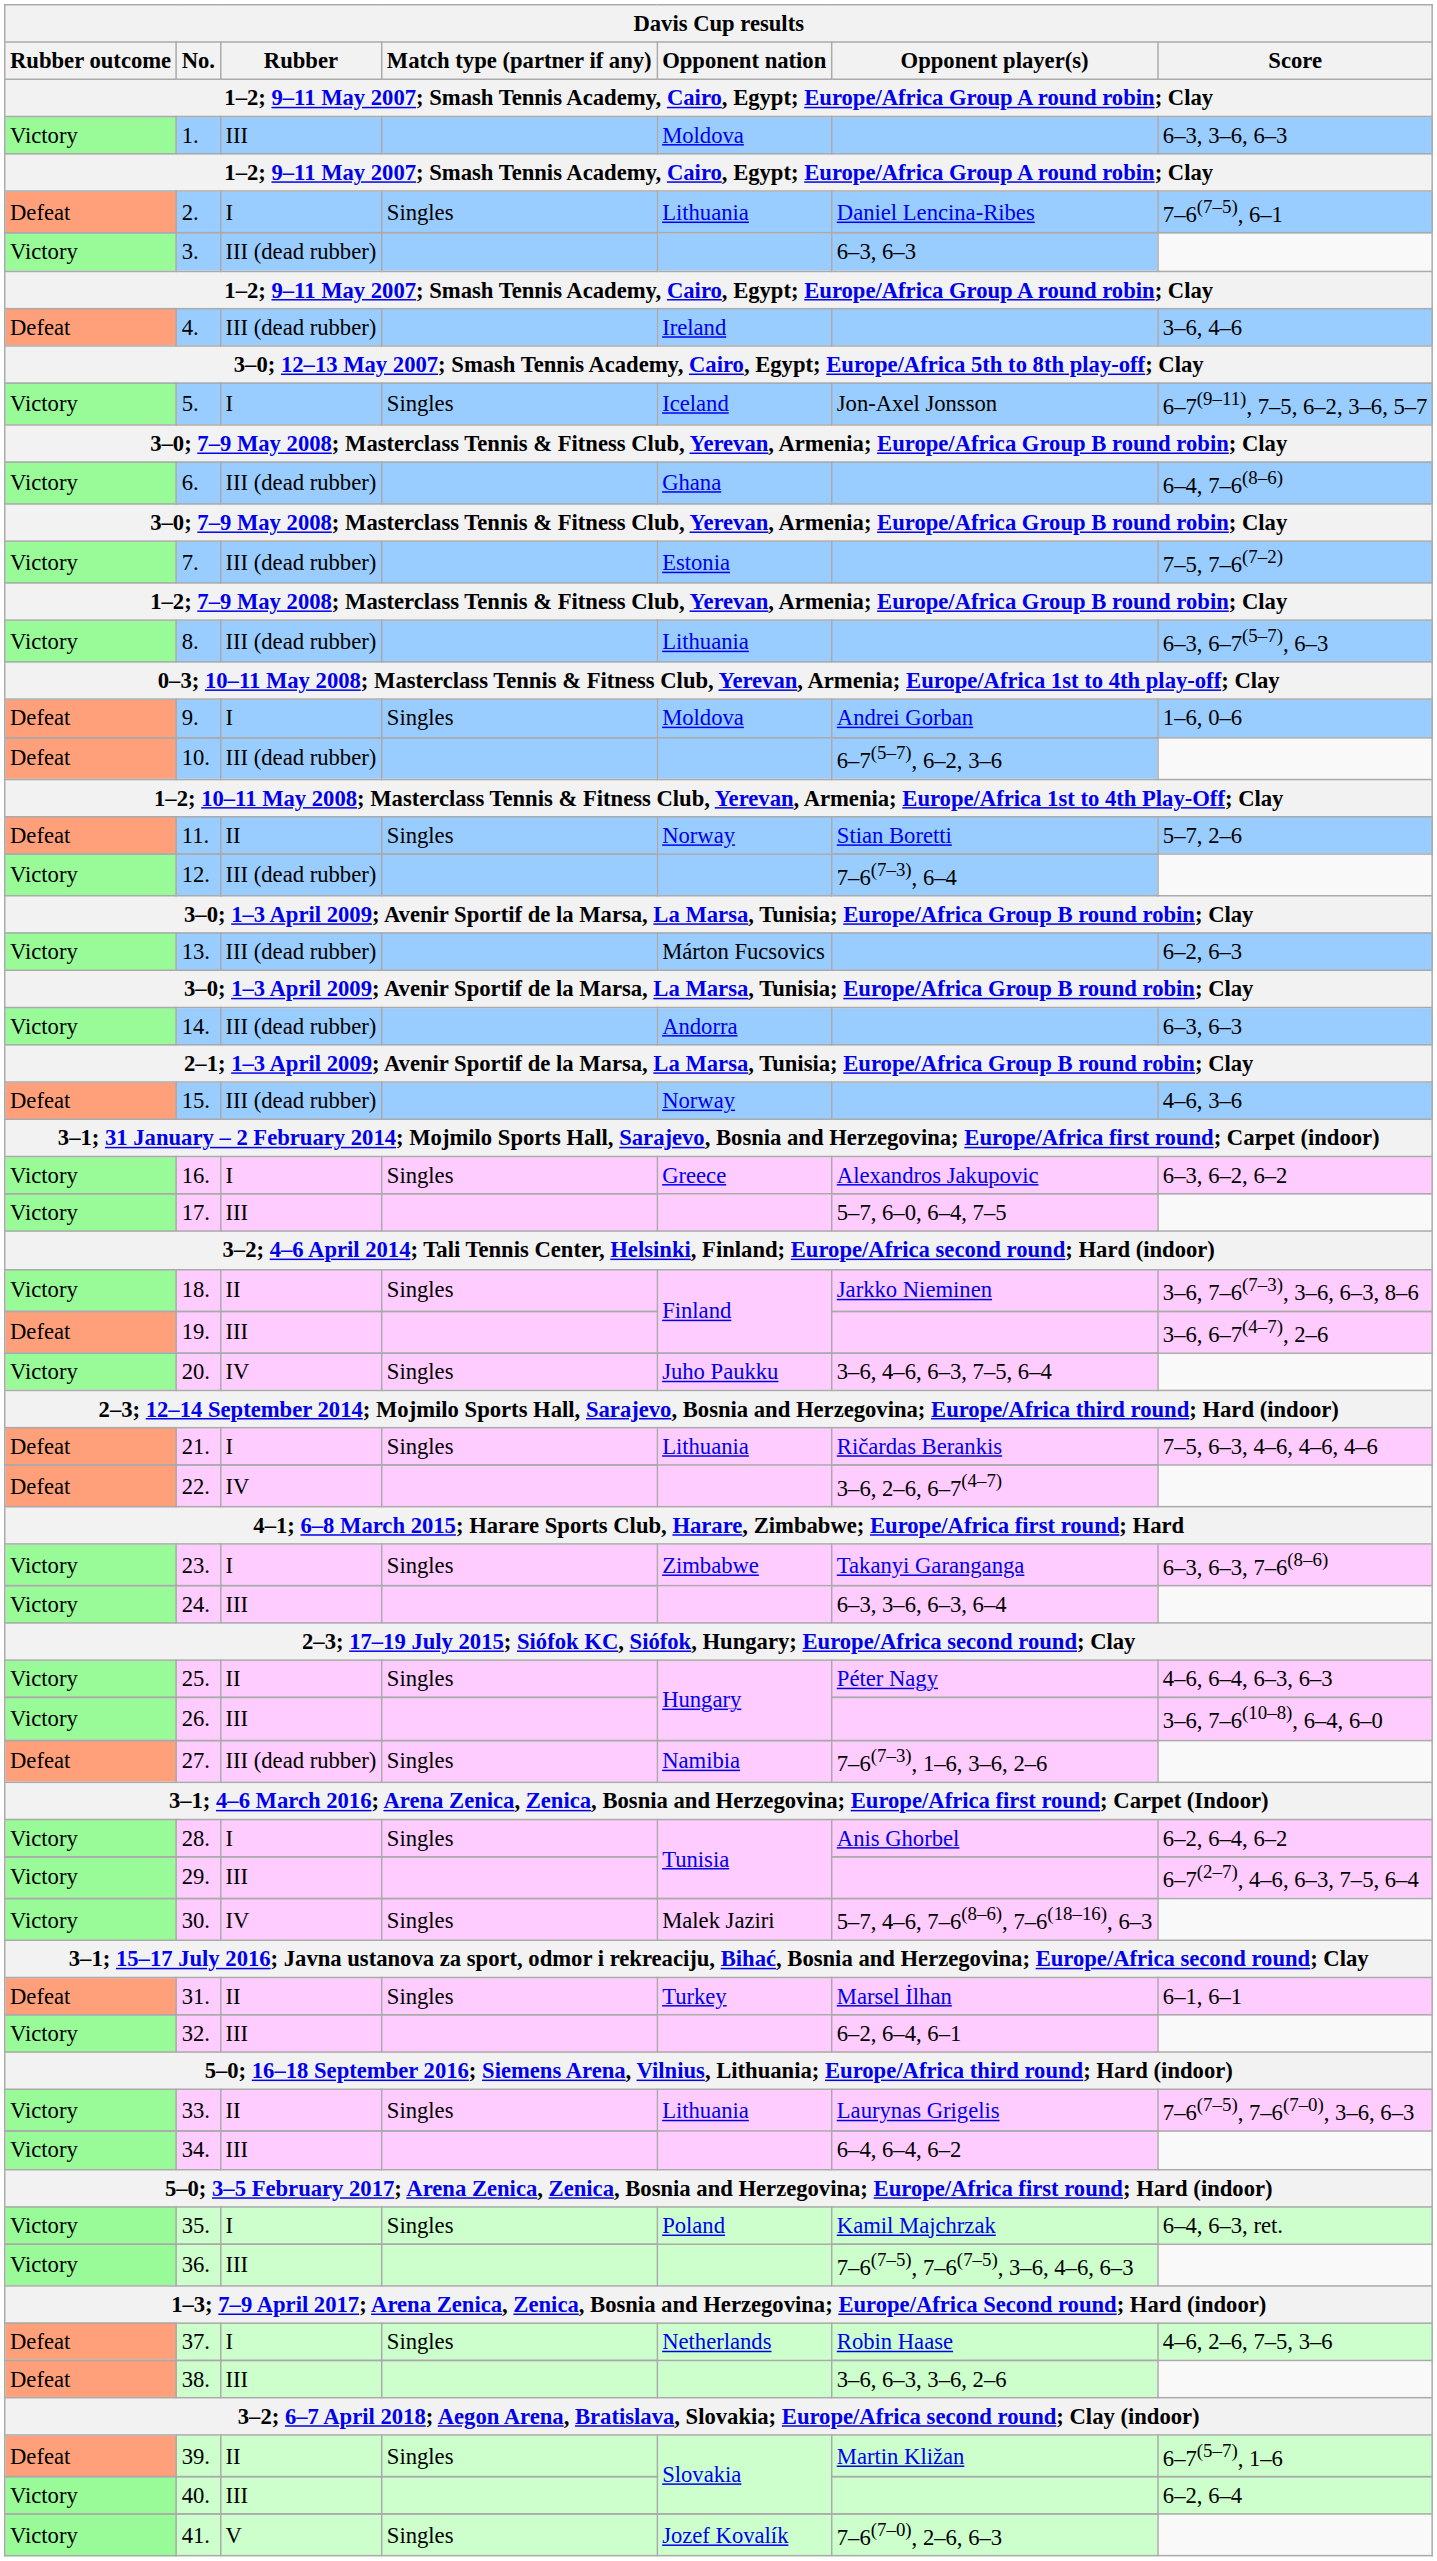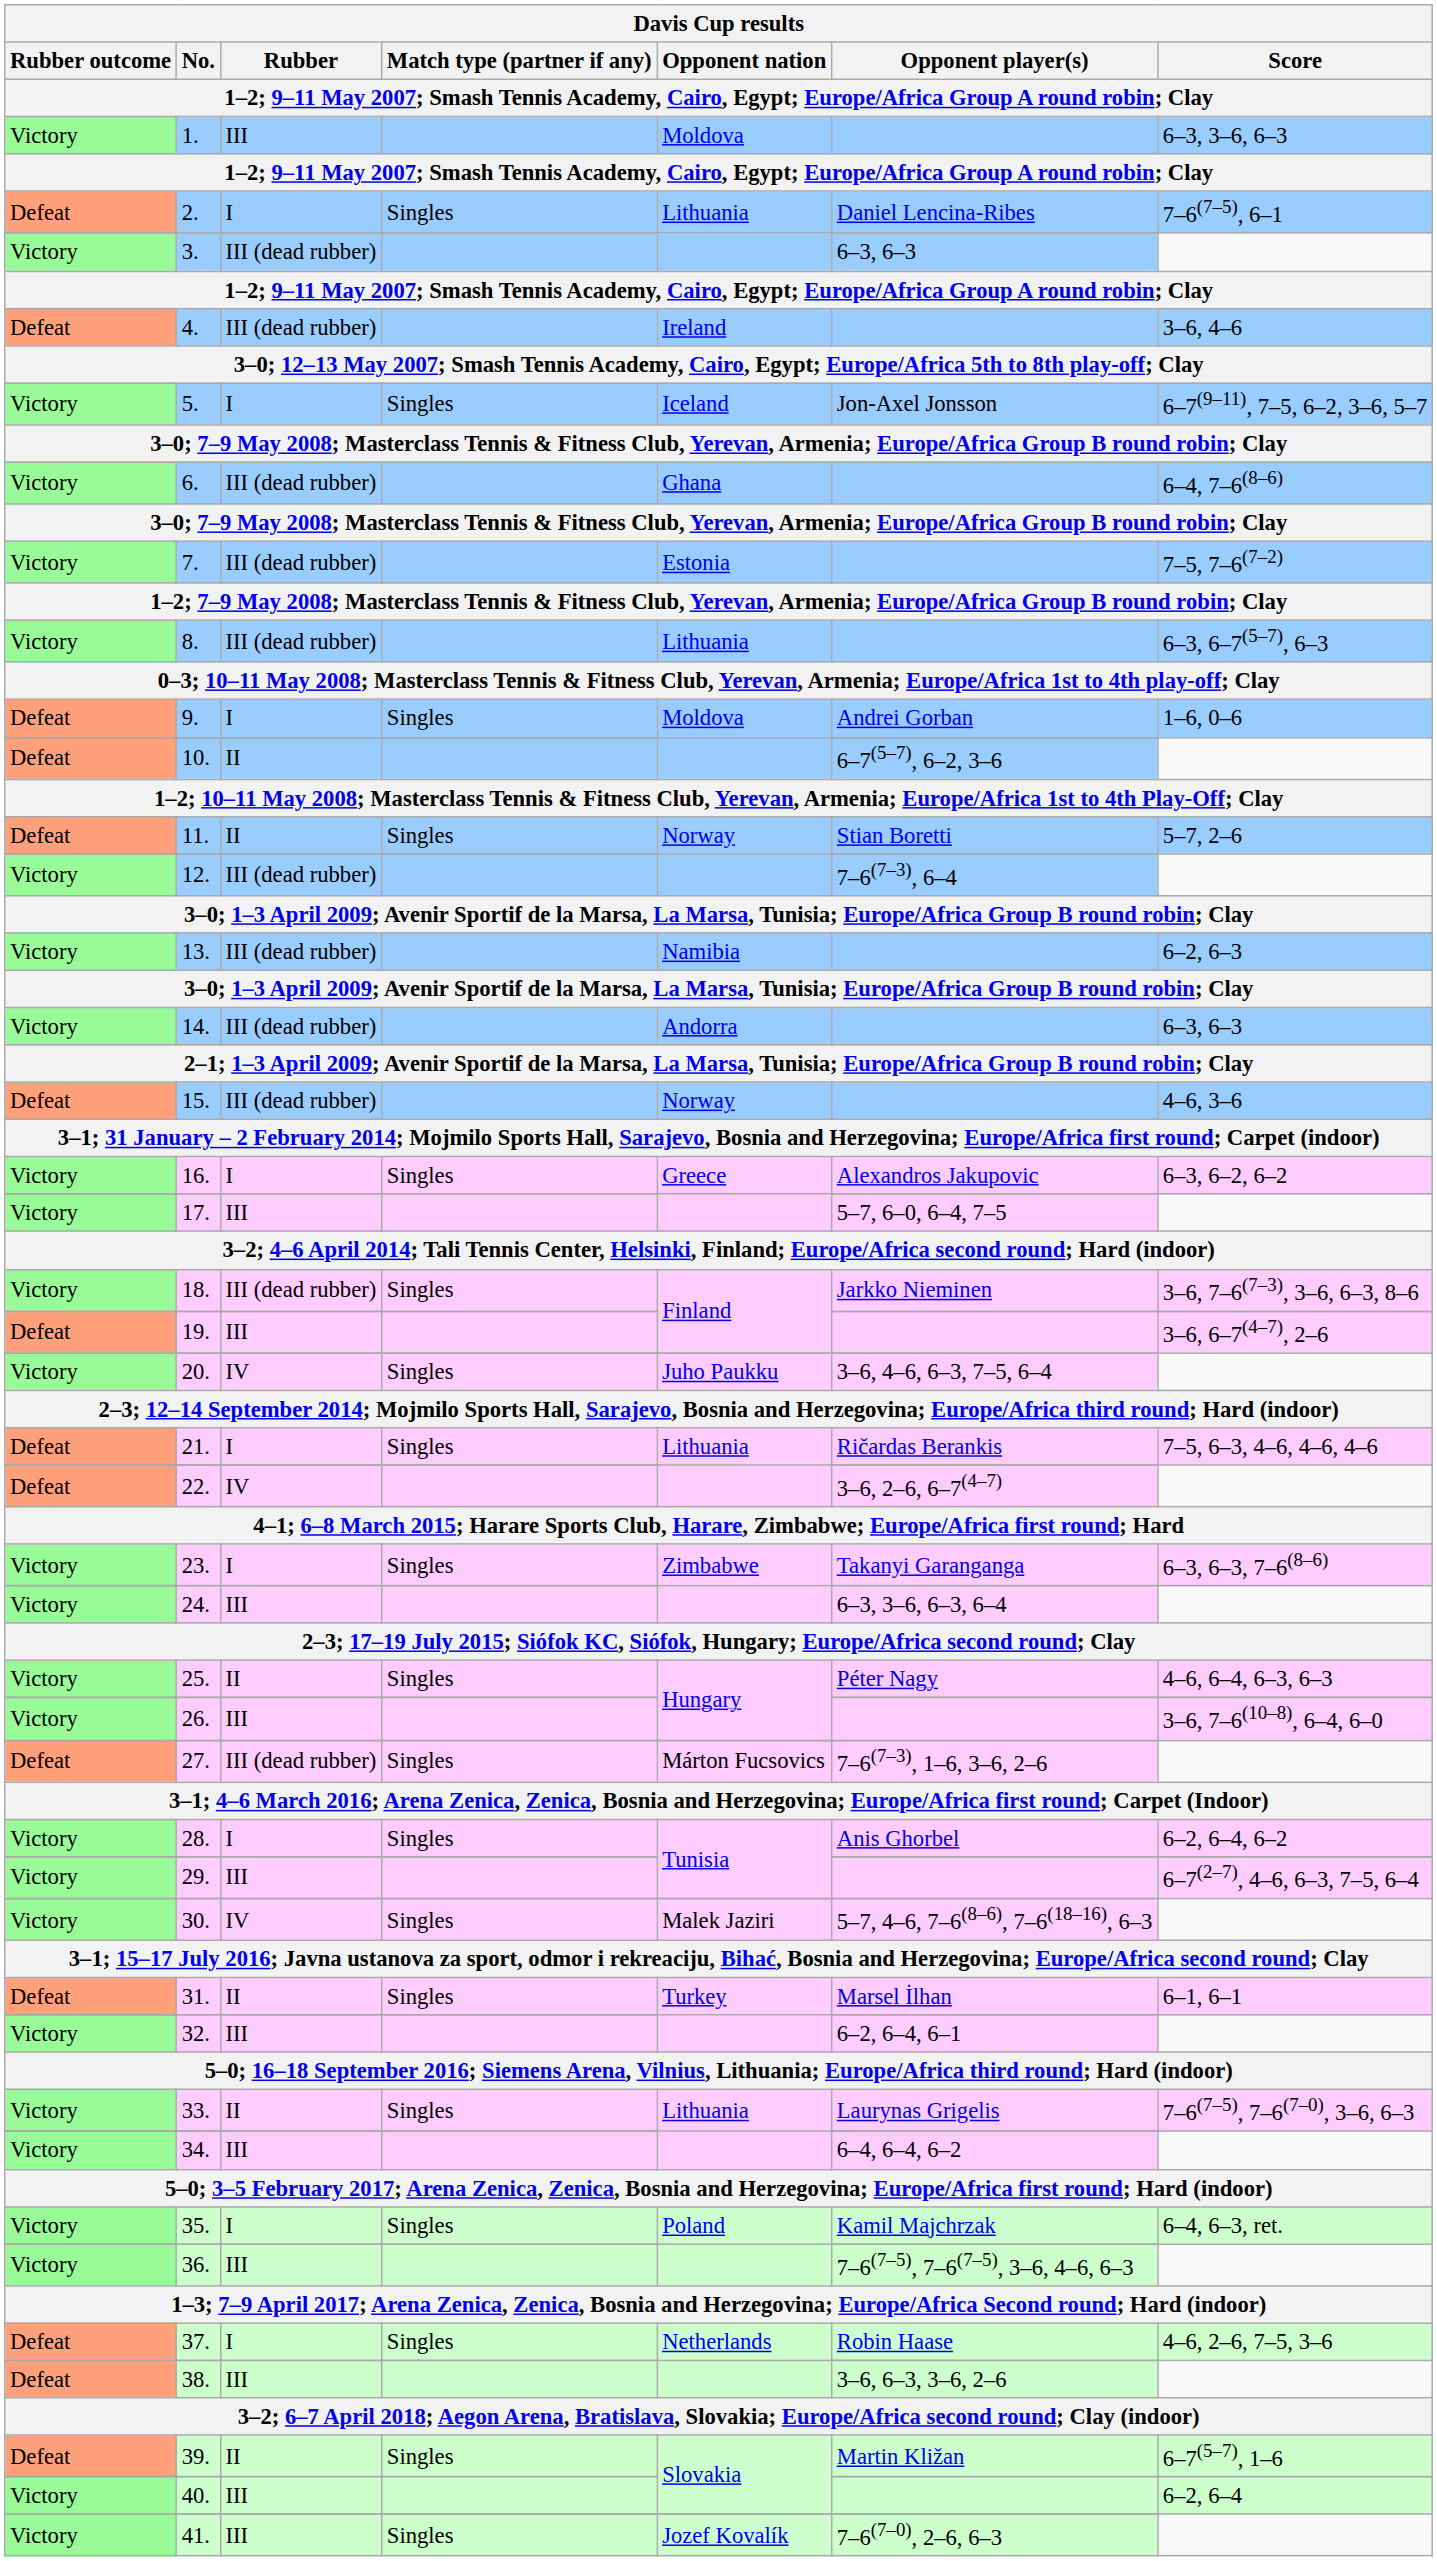(301, 757) III (dead rubber) -> (233, 757) II
(744, 951) Márton Fucsovics -> (701, 951) Namibia
(233, 1289) II -> (301, 1289) III (dead rubber)
(701, 1760) Namibia -> (744, 1760) Márton Fucsovics
(234, 2535) V -> (237, 2535) III
